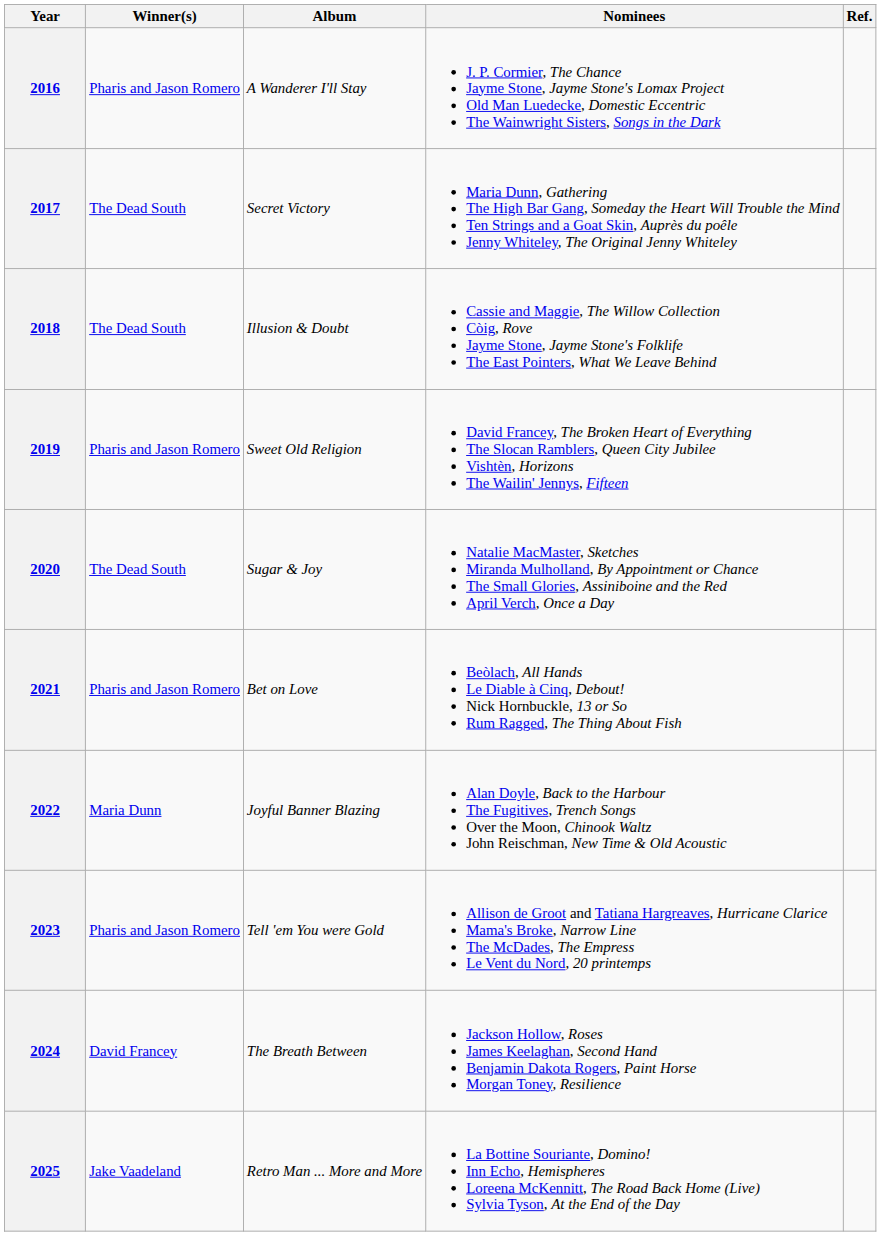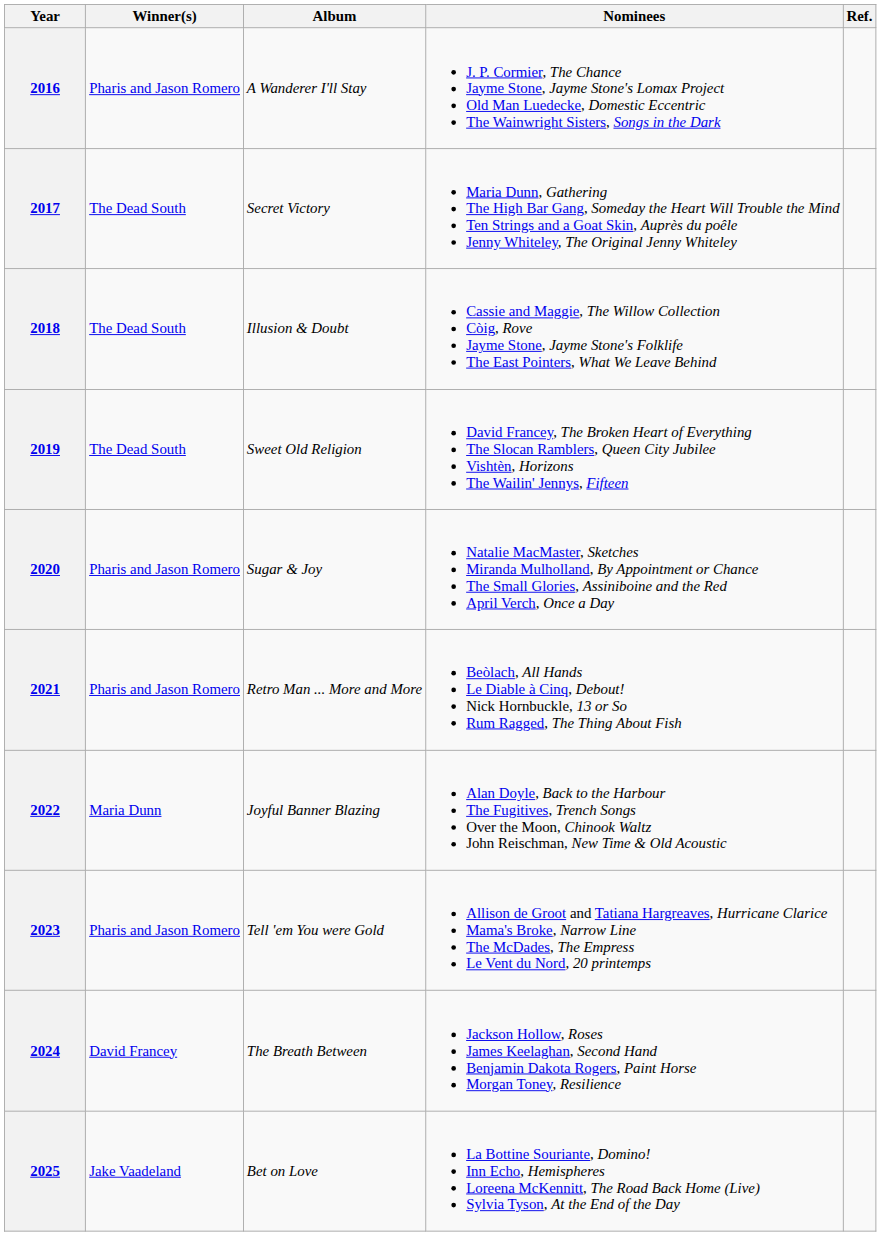(165, 449) Pharis and Jason Romero -> (138, 449) The Dead South
(138, 569) The Dead South -> (165, 569) Pharis and Jason Romero
(282, 689) Bet on Love -> (334, 689) Retro Man ... More and More
(334, 1171) Retro Man ... More and More -> (282, 1171) Bet on Love
